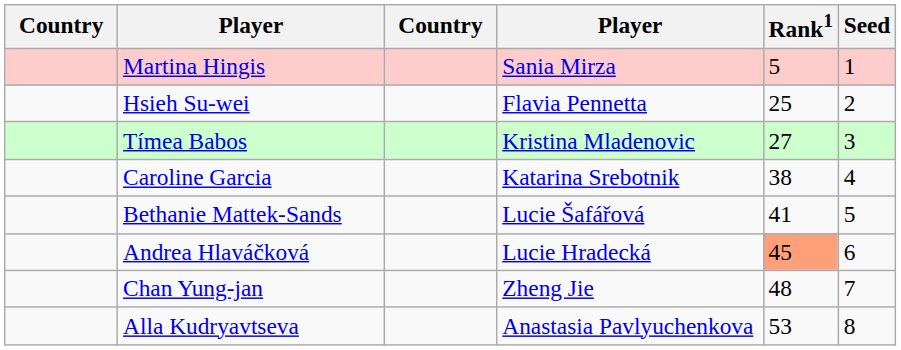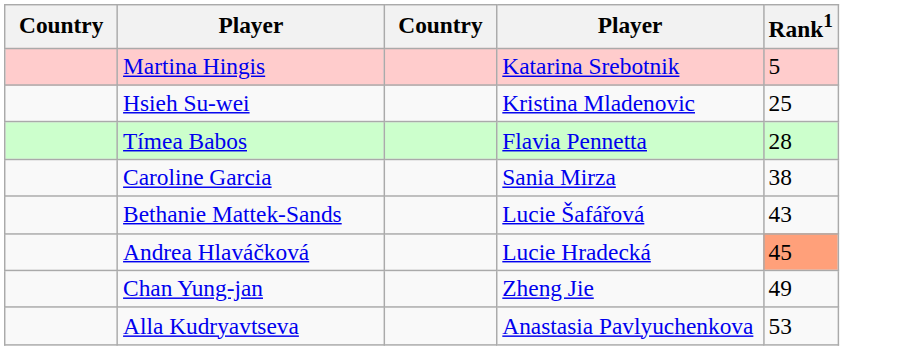- column: (867, 26)
(559, 66) Sania Mirza -> (591, 66) Katarina Srebotnik
(575, 103) Flavia Pennetta -> (599, 103) Kristina Mladenovic
(599, 140) Kristina Mladenovic -> (575, 140) Flavia Pennetta
(780, 140) 27 -> (780, 140) 28
(591, 177) Katarina Srebotnik -> (559, 177) Sania Mirza
(780, 214) 41 -> (780, 214) 43
(780, 288) 48 -> (780, 288) 49
